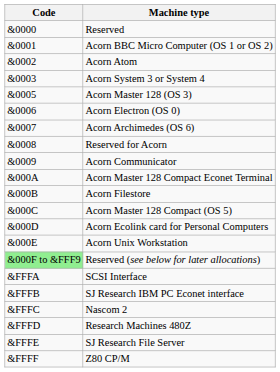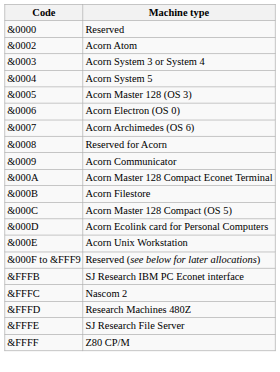- row: (179, 45)
+ row: (119, 78)
(44, 260) lightgreen background -> (44, 260) no background
- row: (116, 276)
